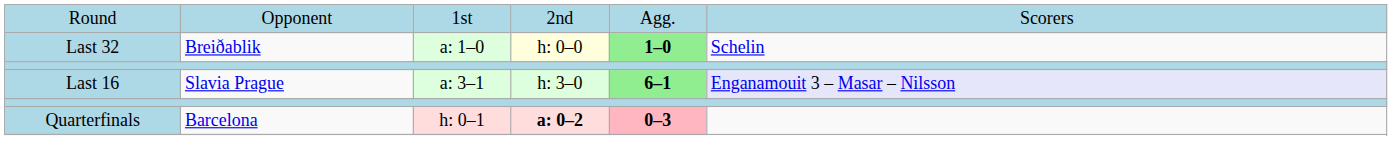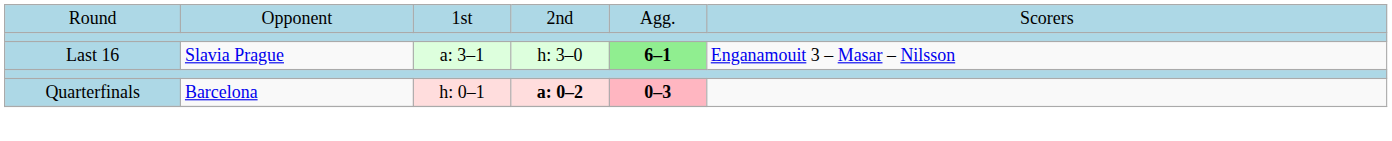- row: (93, 47)
(833, 83) lavender background -> (833, 55) no background
